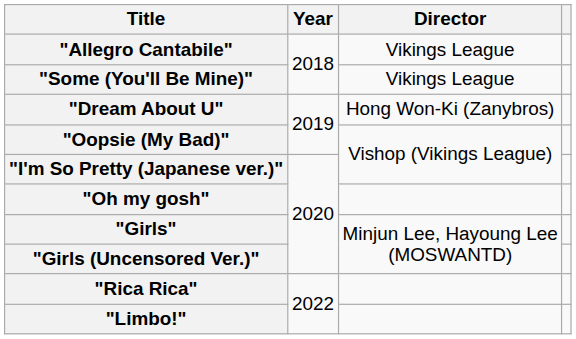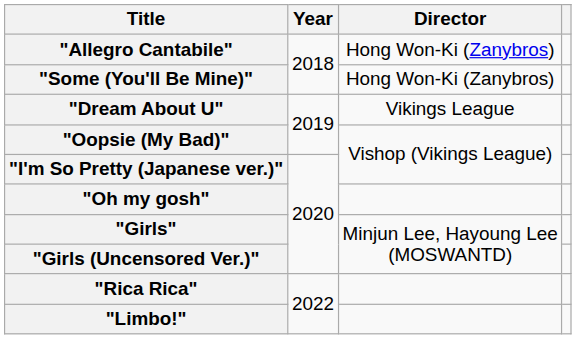(450, 49) Vikings League -> (450, 49) Hong Won-Ki (Zanybros)
(450, 79) Vikings League -> (450, 79) Hong Won-Ki (Zanybros)
(450, 109) Hong Won-Ki (Zanybros) -> (450, 109) Vikings League
